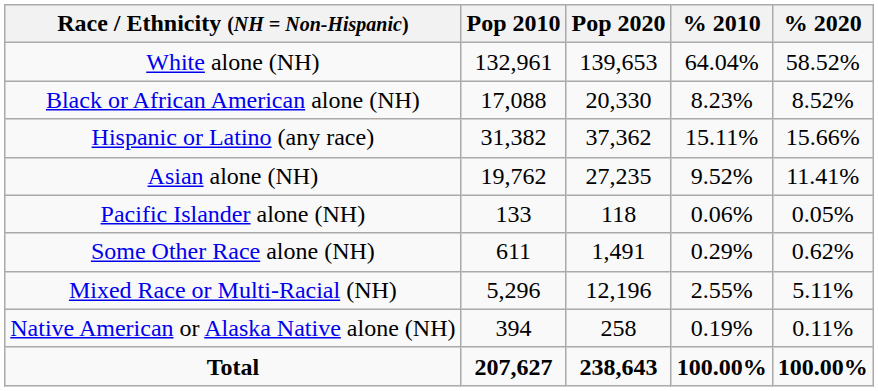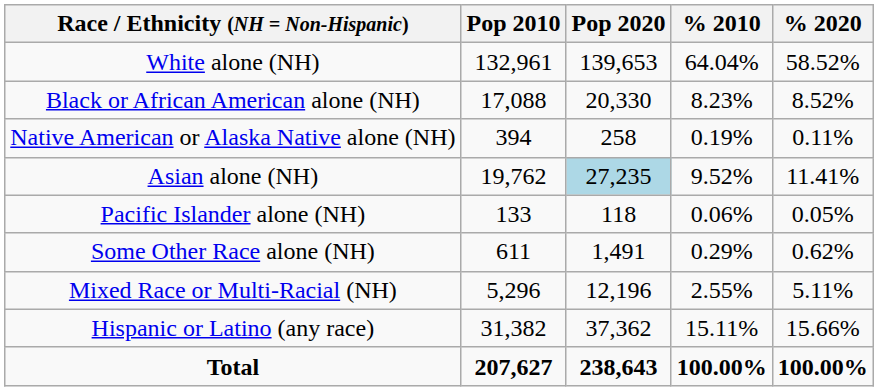rows swapped: (233, 328) <-> (233, 137)
(619, 175) no background -> (619, 175) lightblue background
